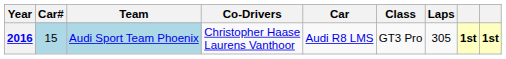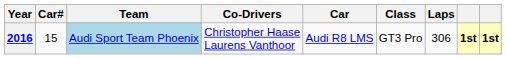(51, 38) lightblue background -> (51, 38) no background
(441, 38) 305 -> (441, 38) 306
